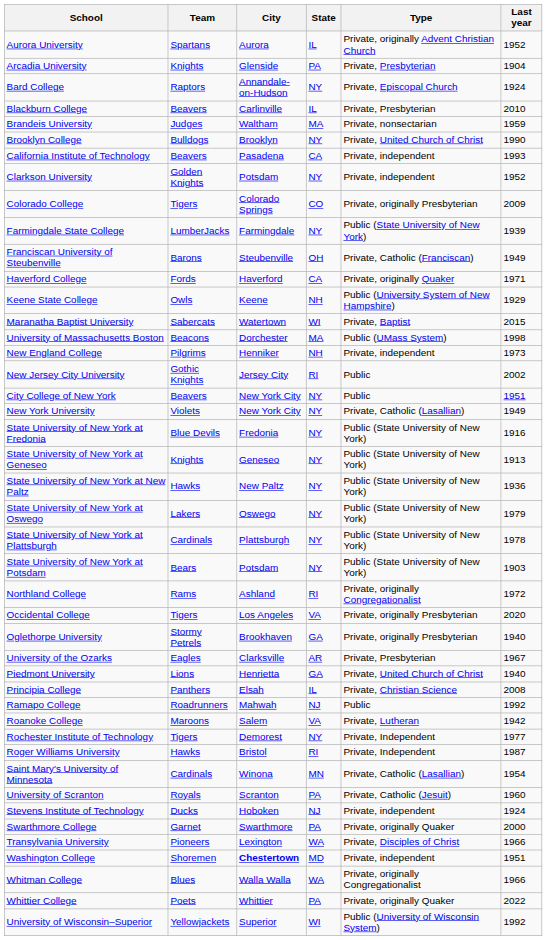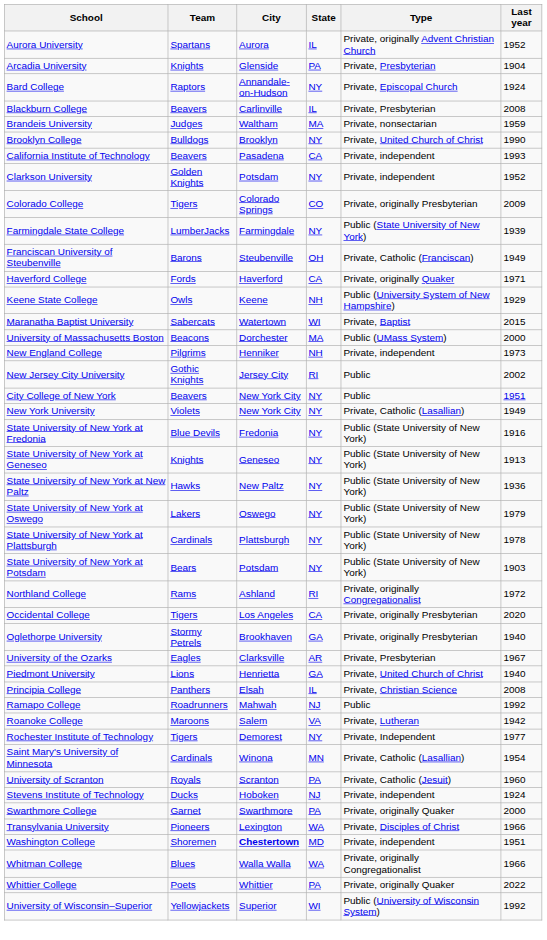(514, 108) 2010 -> (514, 108) 2008
(514, 337) 1998 -> (514, 337) 2000
(315, 615) VA -> (315, 615) CA
- row: (63, 752)
